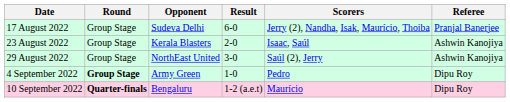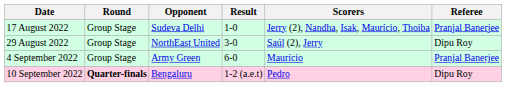(231, 27) 6-0 -> (231, 27) 1-0
- row: (37, 43)
(469, 58) Ashwin Kanojiya -> (453, 43) Dipu Roy
(113, 74) bold -> (111, 58) normal
(231, 74) 1-0 -> (231, 58) 6-0
(278, 74) Pedro -> (285, 58) Maurício
(453, 74) Dipu Roy -> (467, 58) Pranjal Banerjee
(285, 89) Maurício -> (278, 74) Pedro
